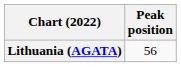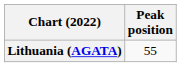(150, 51) 56 -> (150, 51) 55
